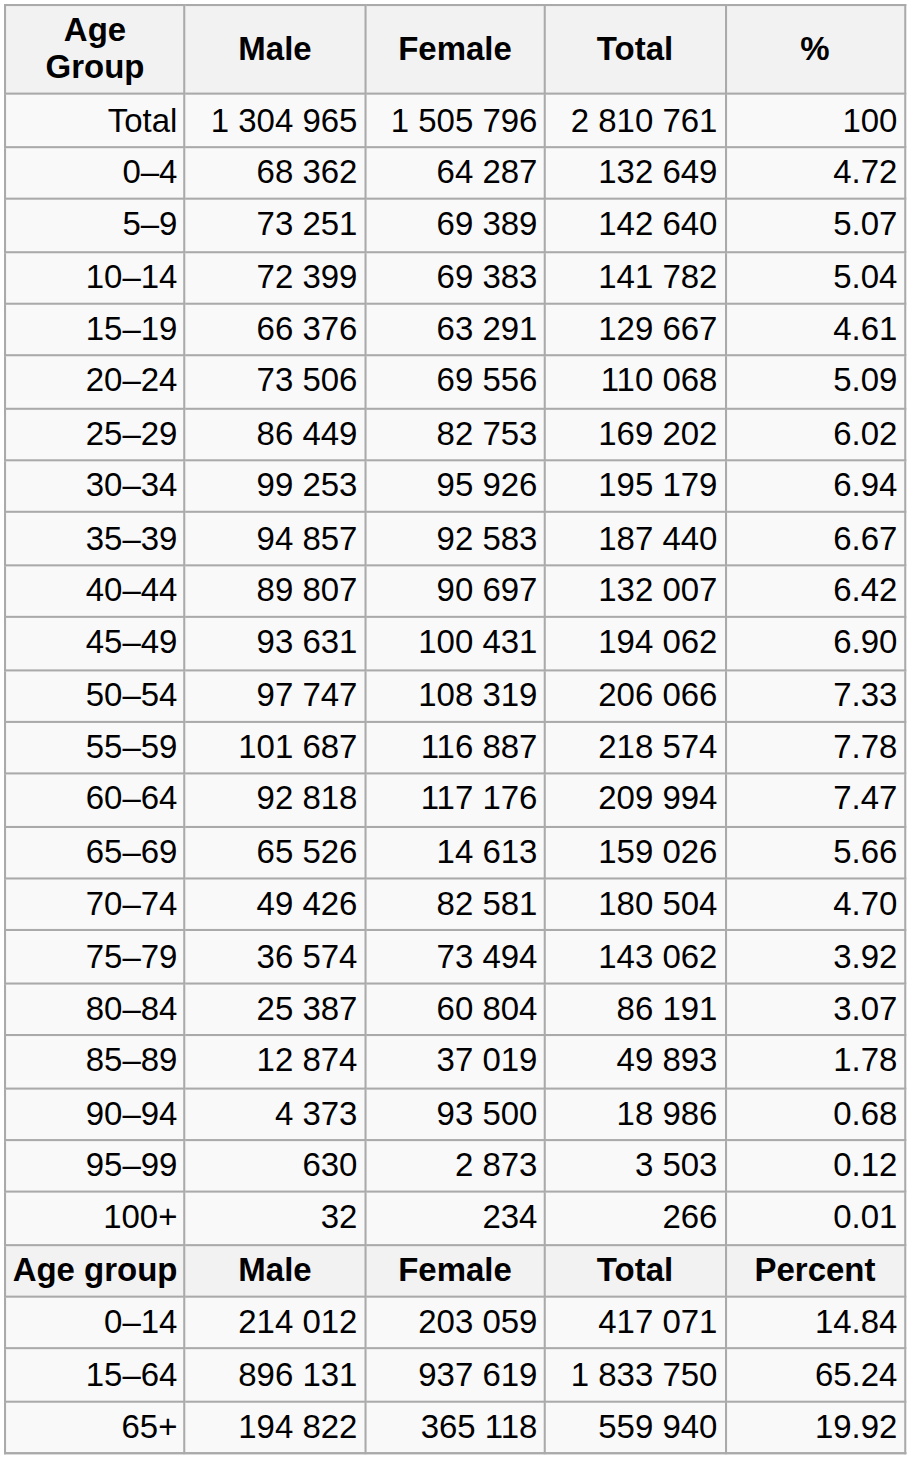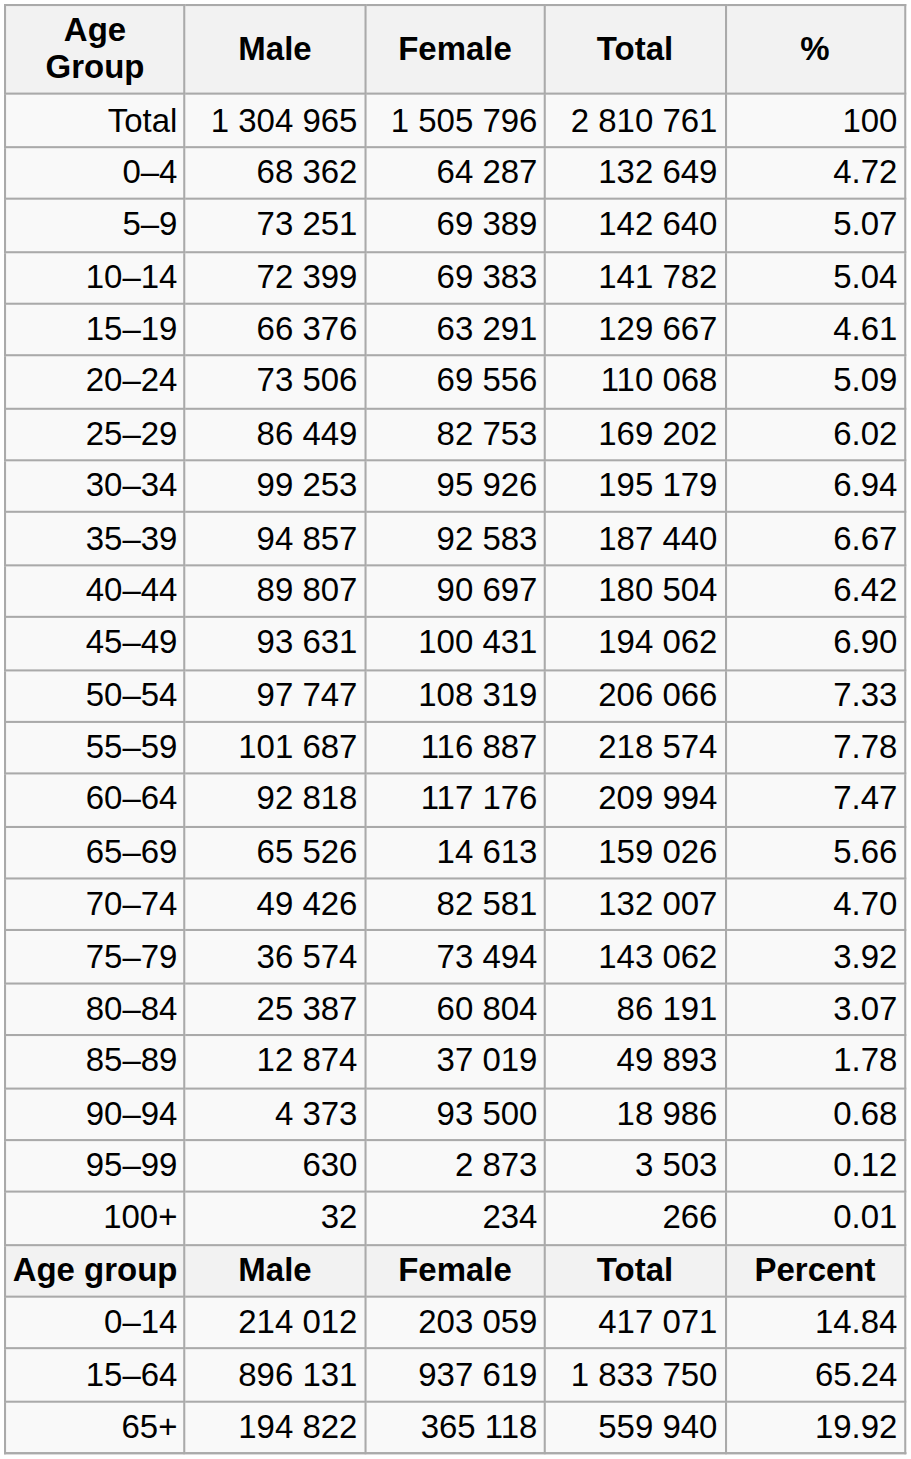(658, 590) 132 007 -> (658, 590) 180 504
(658, 904) 180 504 -> (658, 904) 132 007
